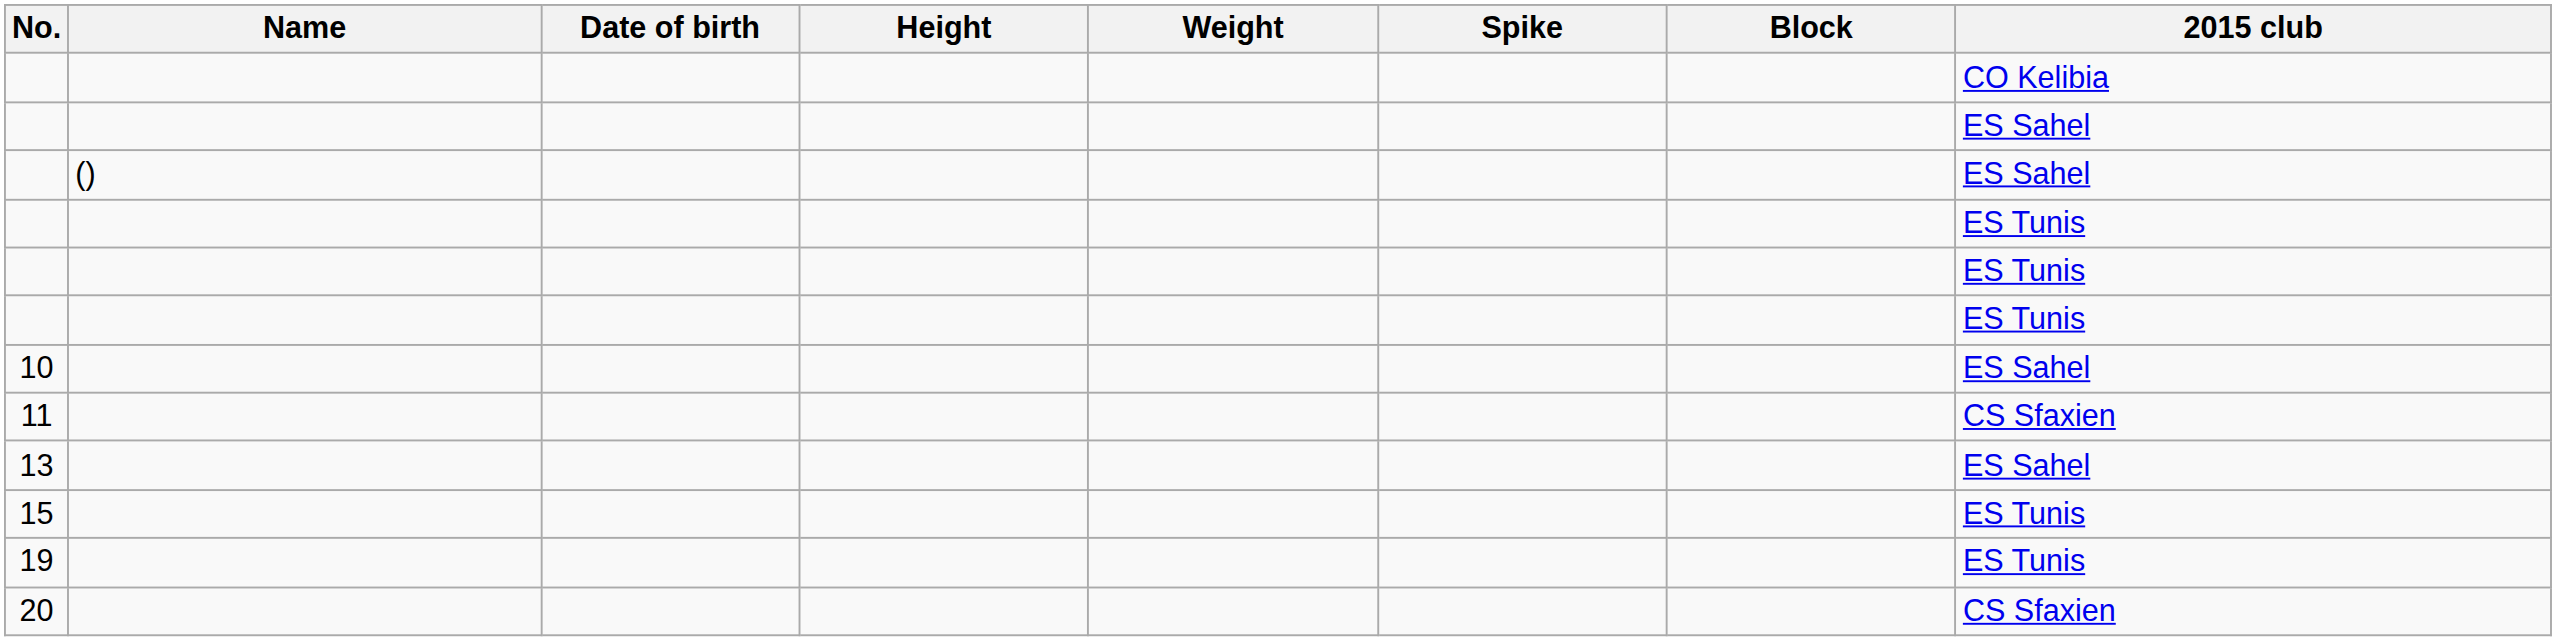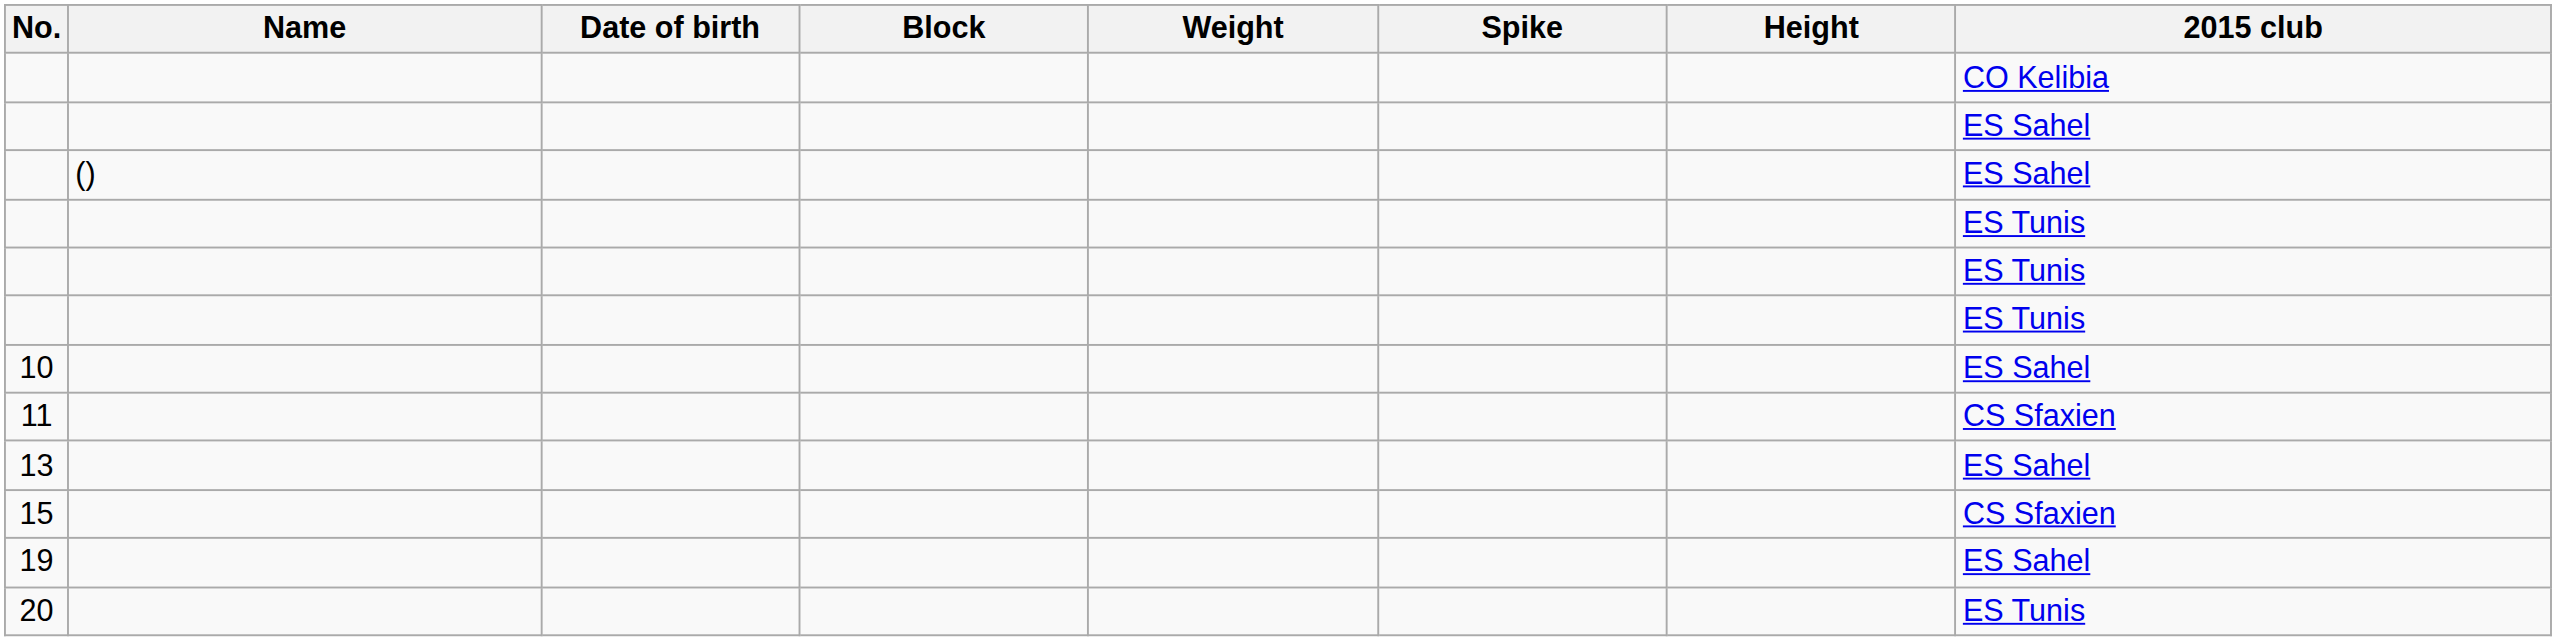columns swapped: (944, 28) <-> (1811, 28)
(2024, 513) ES Tunis -> (2039, 513) CS Sfaxien
(2024, 561) ES Tunis -> (2027, 561) ES Sahel
(2039, 610) CS Sfaxien -> (2024, 610) ES Tunis
